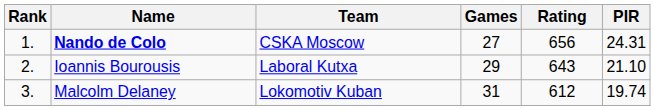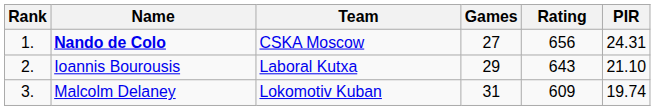(562, 92) 612 -> (562, 92) 609
